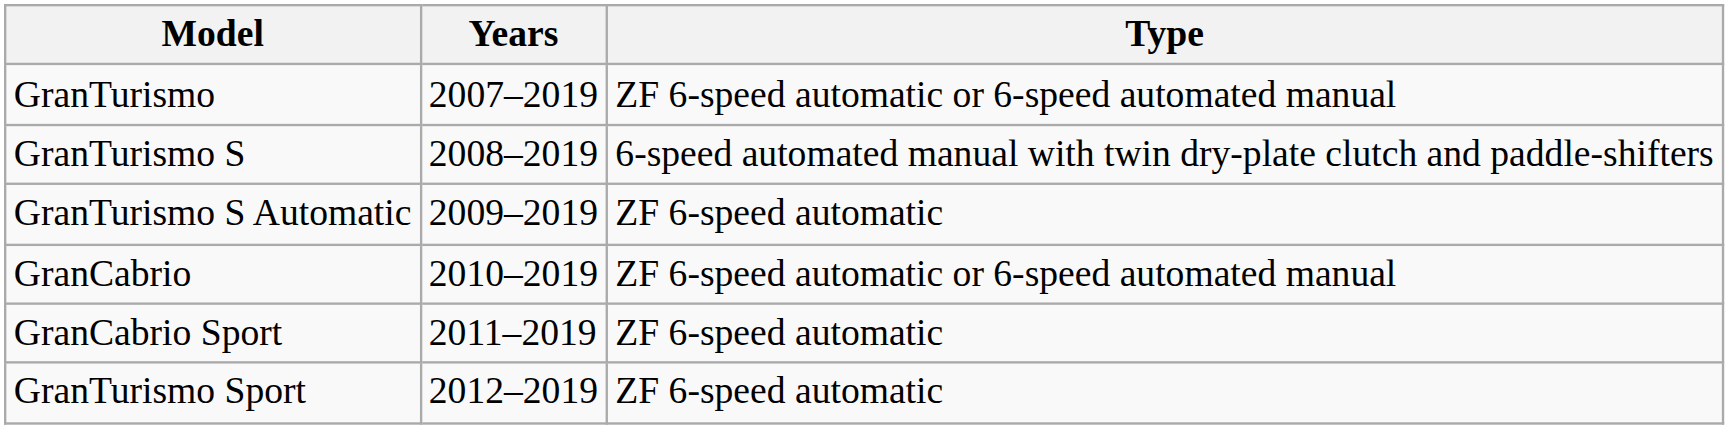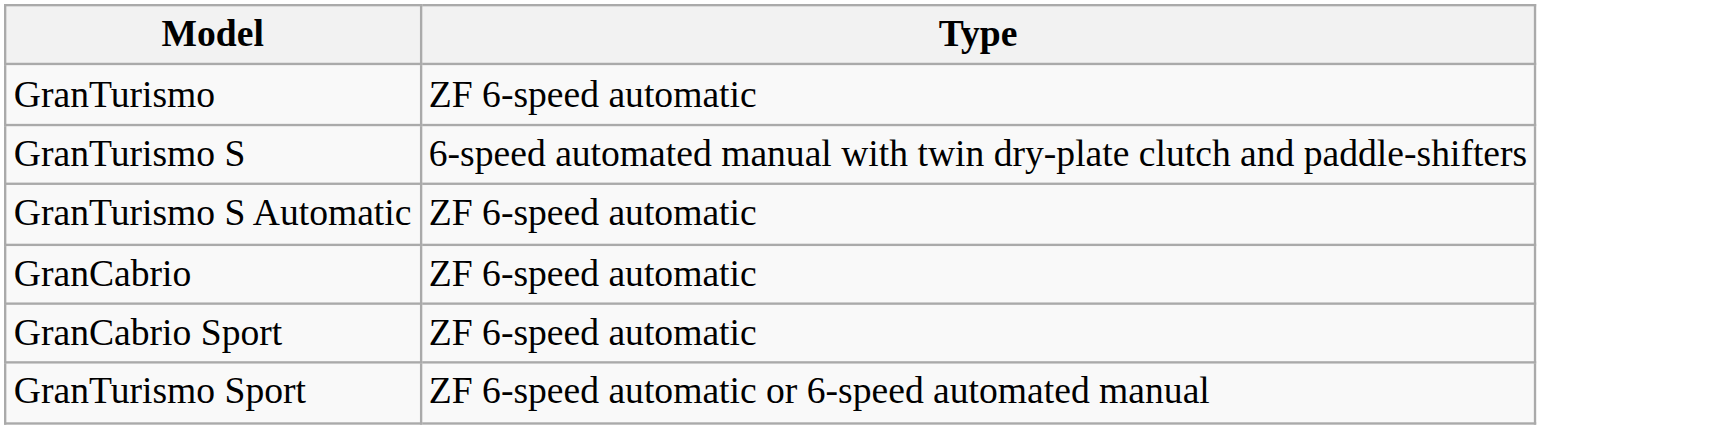- column: (513, 34)
(1006, 93) ZF 6-speed automatic or 6-speed automated manual -> (593, 93) ZF 6-speed automatic
(1006, 272) ZF 6-speed automatic or 6-speed automated manual -> (593, 272) ZF 6-speed automatic
(779, 392) ZF 6-speed automatic -> (819, 392) ZF 6-speed automatic or 6-speed automated manual
